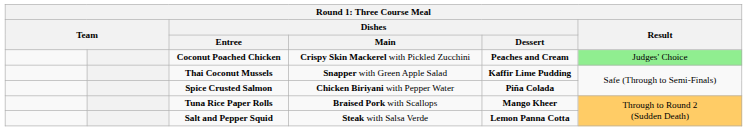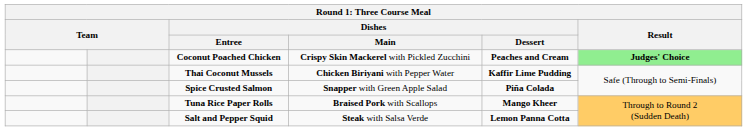(660, 58) normal -> (660, 58) bold
(385, 73) Snapper with Green Apple Salad -> (385, 73) Chicken Biriyani with Pepper Water
(385, 88) Chicken Biriyani with Pepper Water -> (385, 88) Snapper with Green Apple Salad
